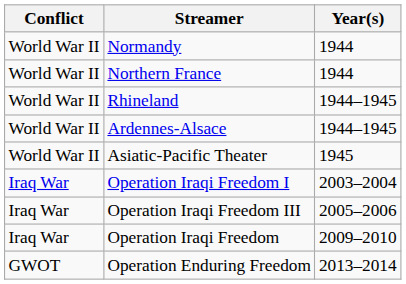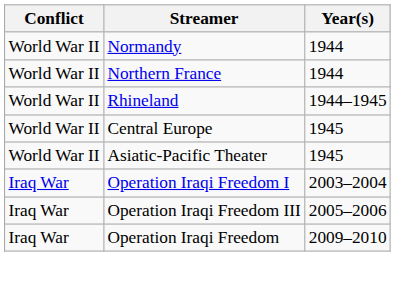- row: (167, 128)
+ row: (160, 128)
- row: (209, 265)
